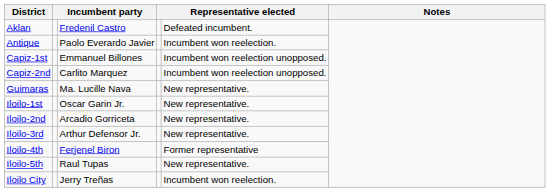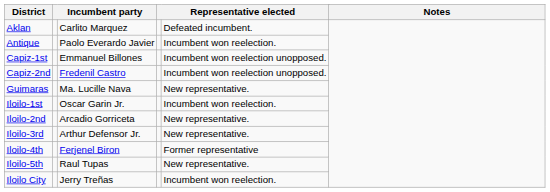(93, 28) Fredenil Castro -> (94, 28) Carlito Marquez
(94, 73) Carlito Marquez -> (93, 73) Fredenil Castro
(206, 104) New representative. -> (220, 104) Incumbent won reelection.
